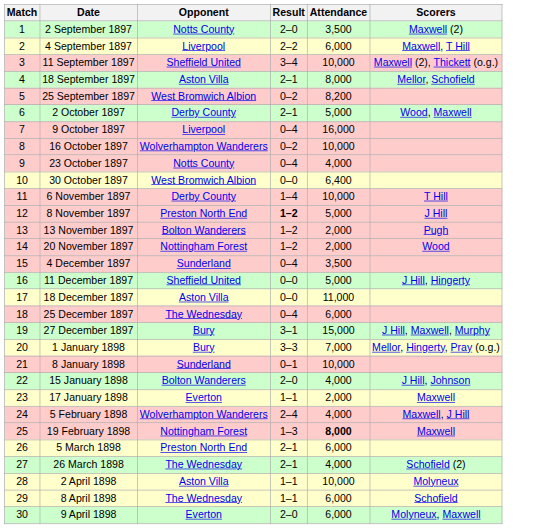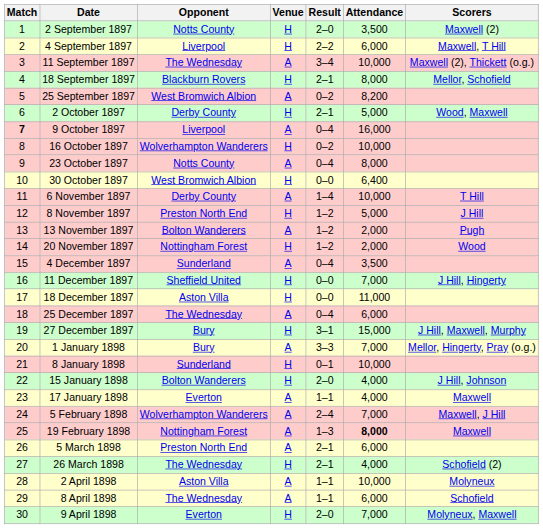+ column: (288, 12)
(204, 63) Sheffield United -> (204, 63) The Wednesday
(204, 79) Aston Villa -> (204, 79) Blackburn Rovers
(22, 130) normal -> (22, 130) bold
(338, 163) 4,000 -> (374, 163) 8,000
(289, 213) bold -> (325, 213) normal
(338, 280) 5,000 -> (374, 280) 7,000
(338, 398) 2,000 -> (374, 398) 4,000
(338, 414) 4,000 -> (374, 414) 7,000
(338, 515) 6,000 -> (374, 515) 7,000
